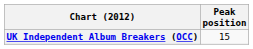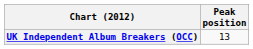(225, 37) 15 -> (225, 37) 13
